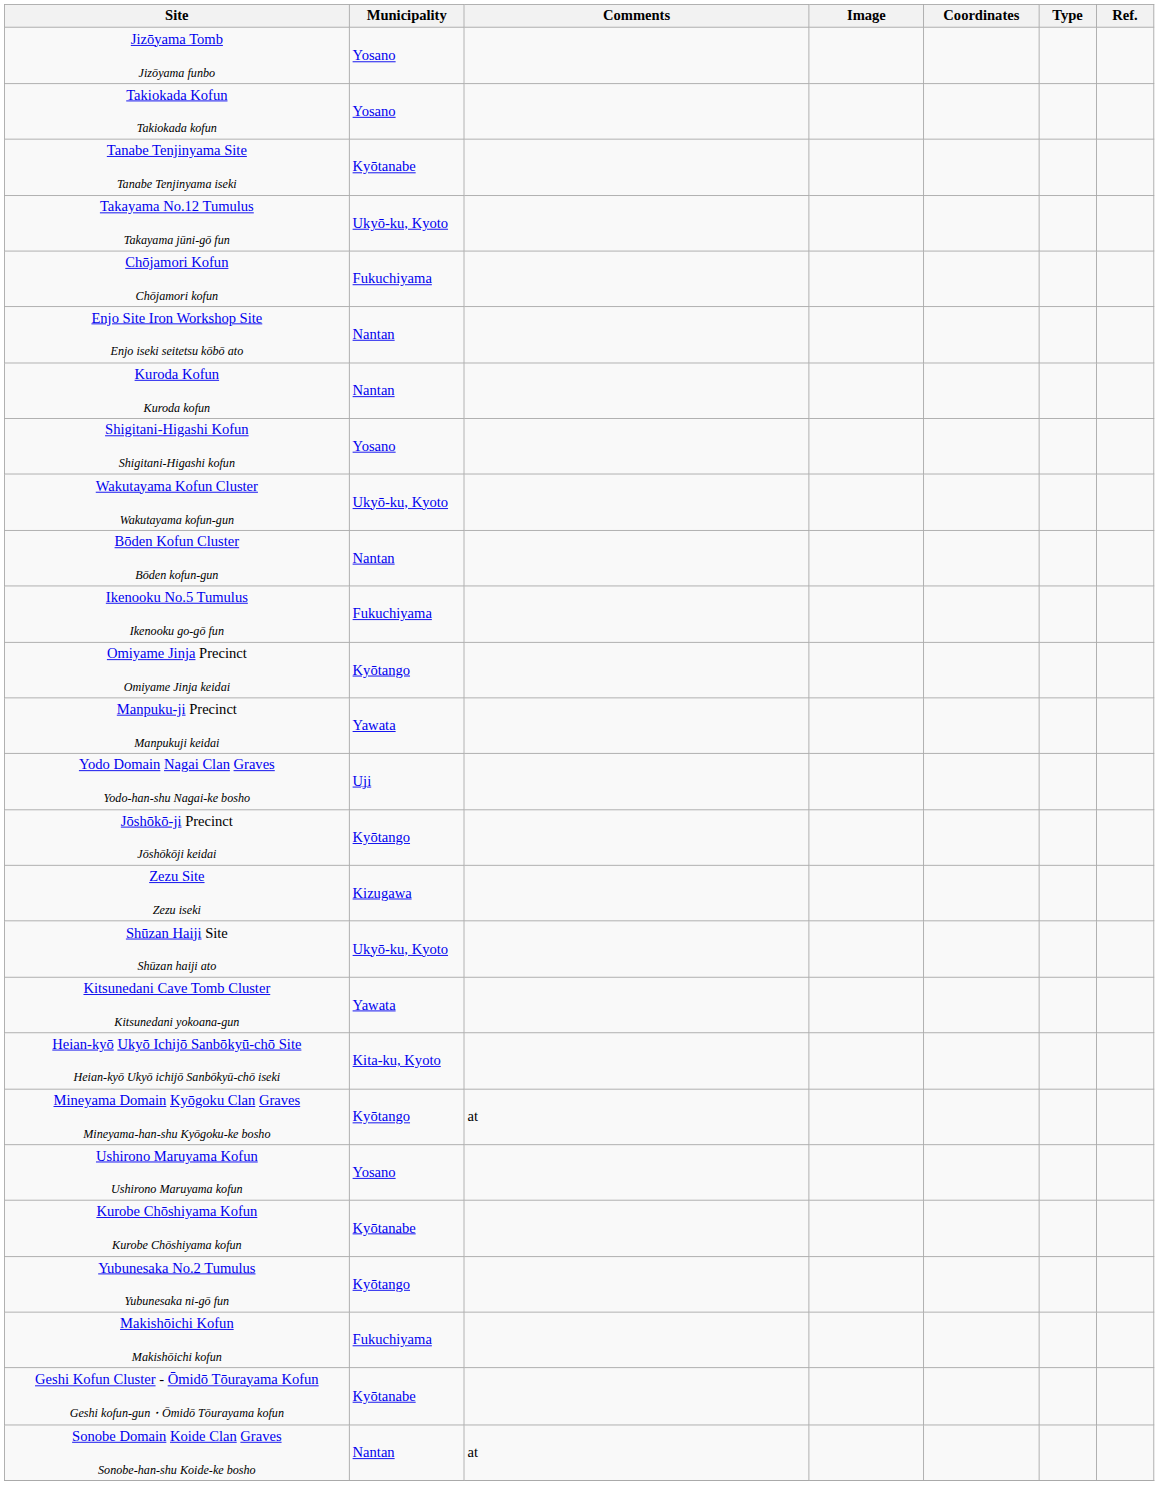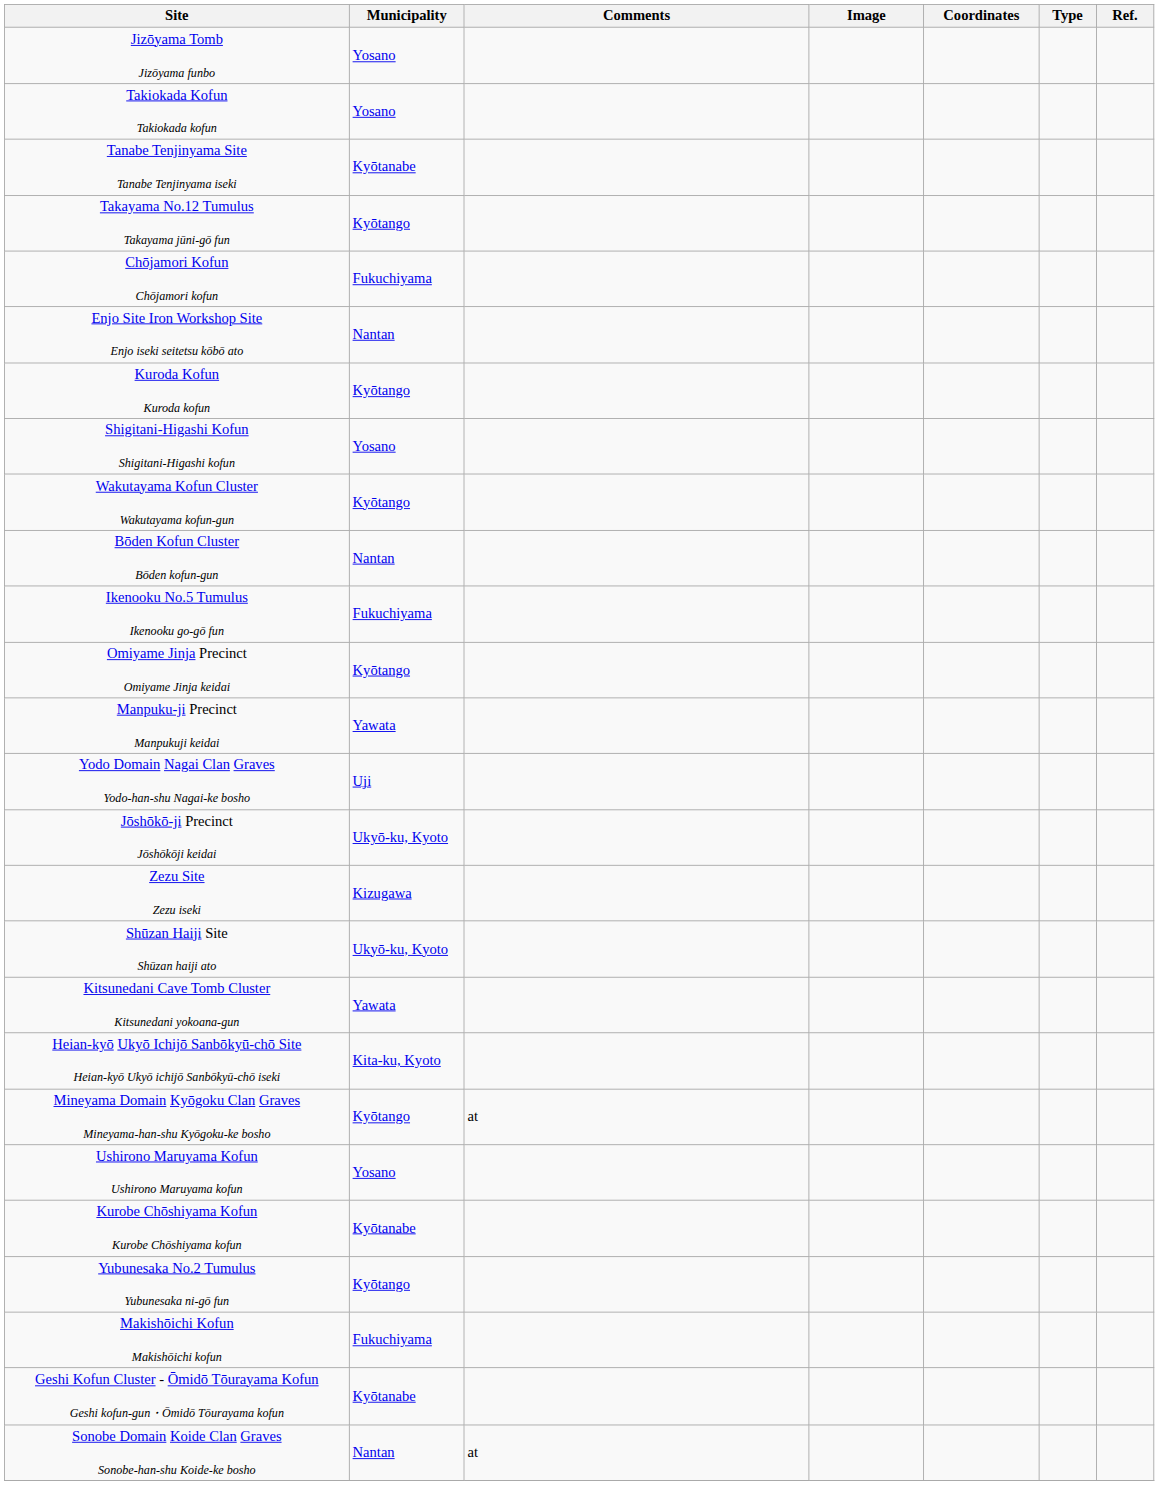(400, 223) Ukyō-ku, Kyoto -> (381, 223) Kyōtango
(374, 390) Nantan -> (381, 390) Kyōtango
(400, 502) Ukyō-ku, Kyoto -> (381, 502) Kyōtango
(381, 837) Kyōtango -> (400, 837) Ukyō-ku, Kyoto
